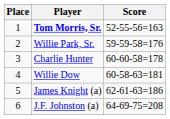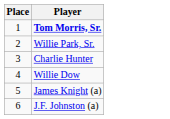- column: (135, 12)
